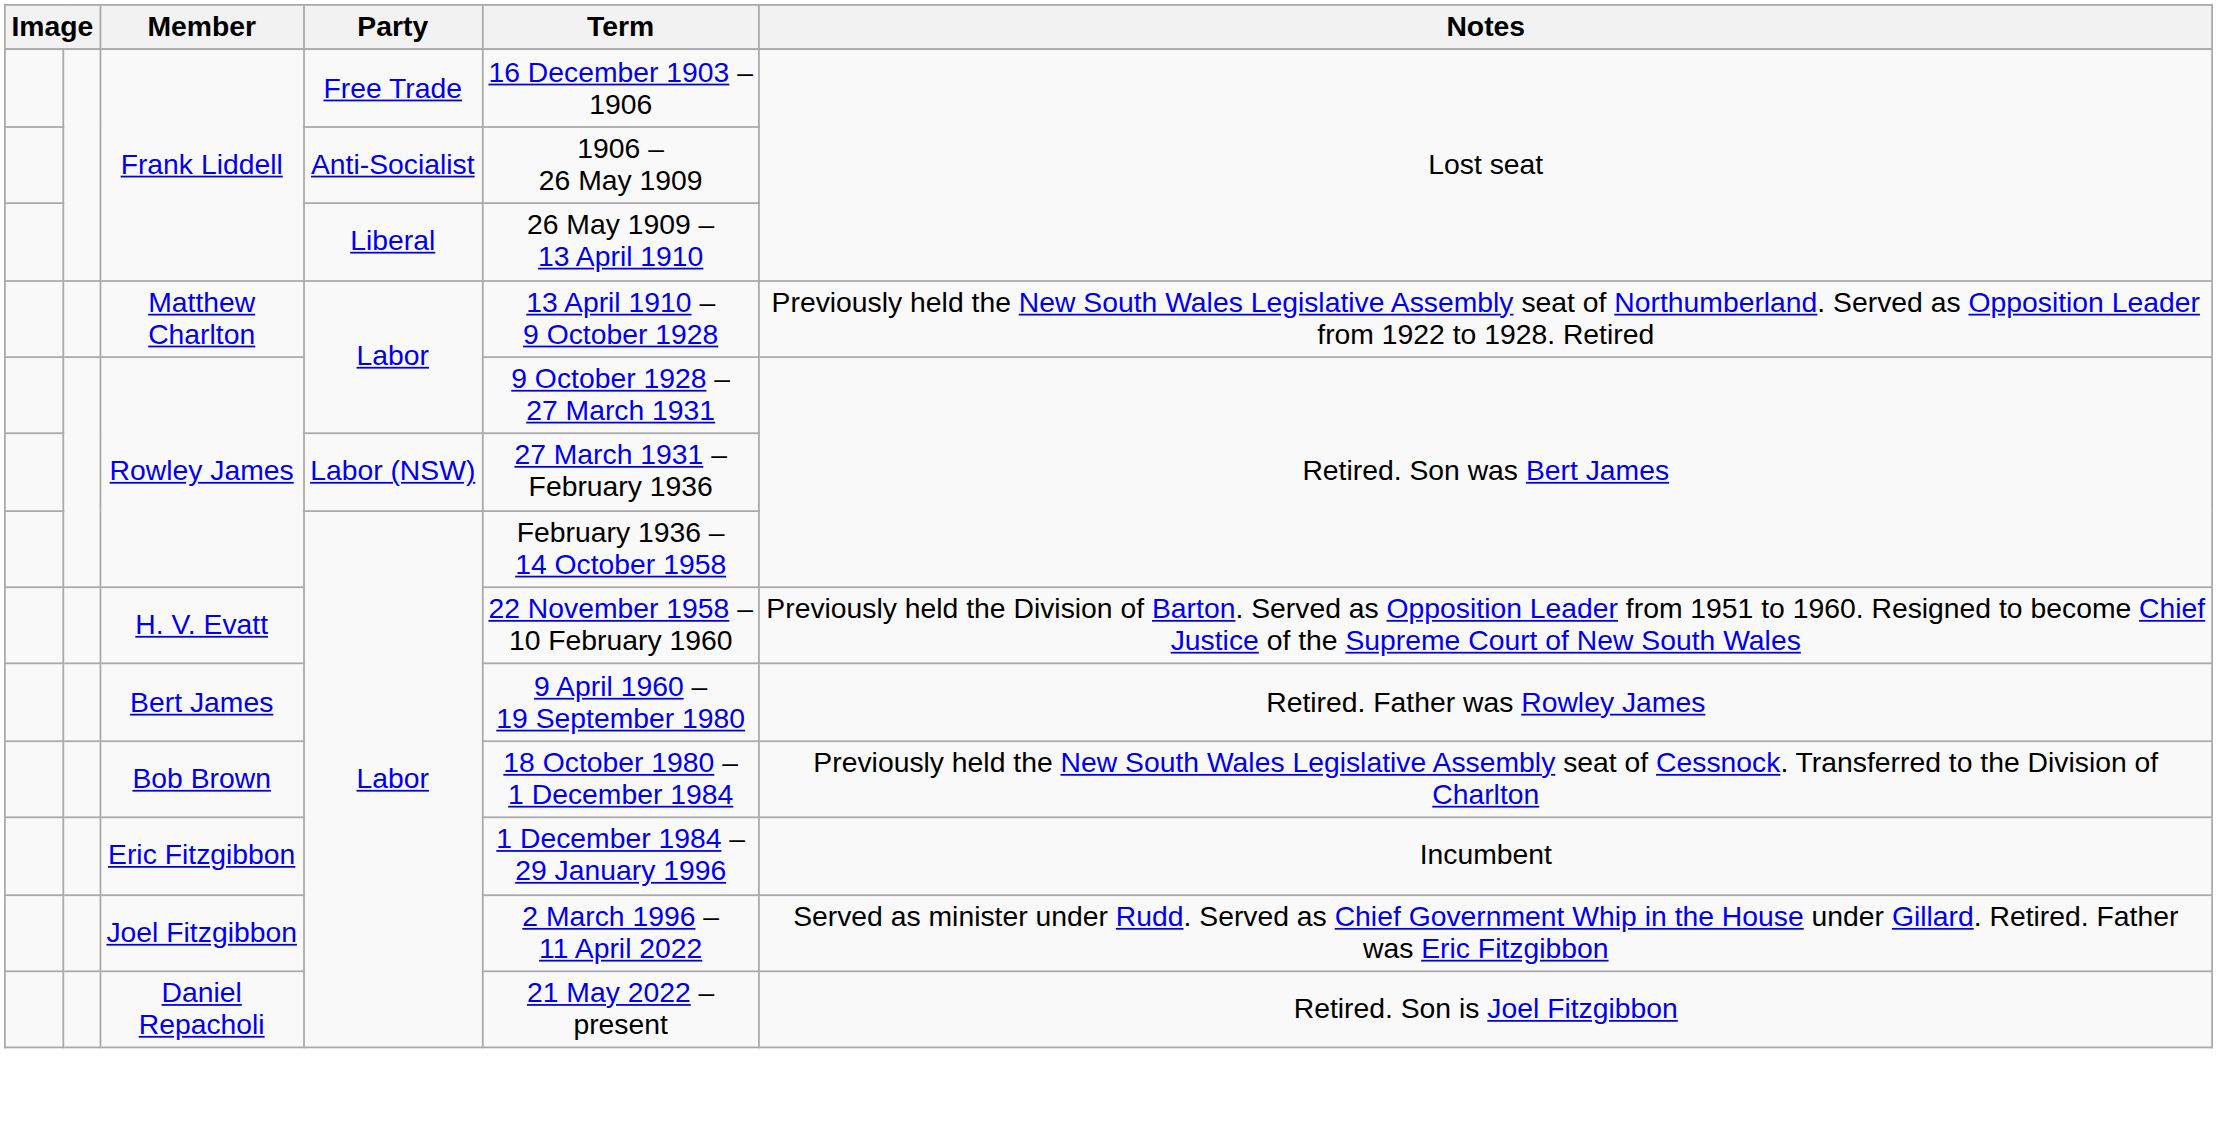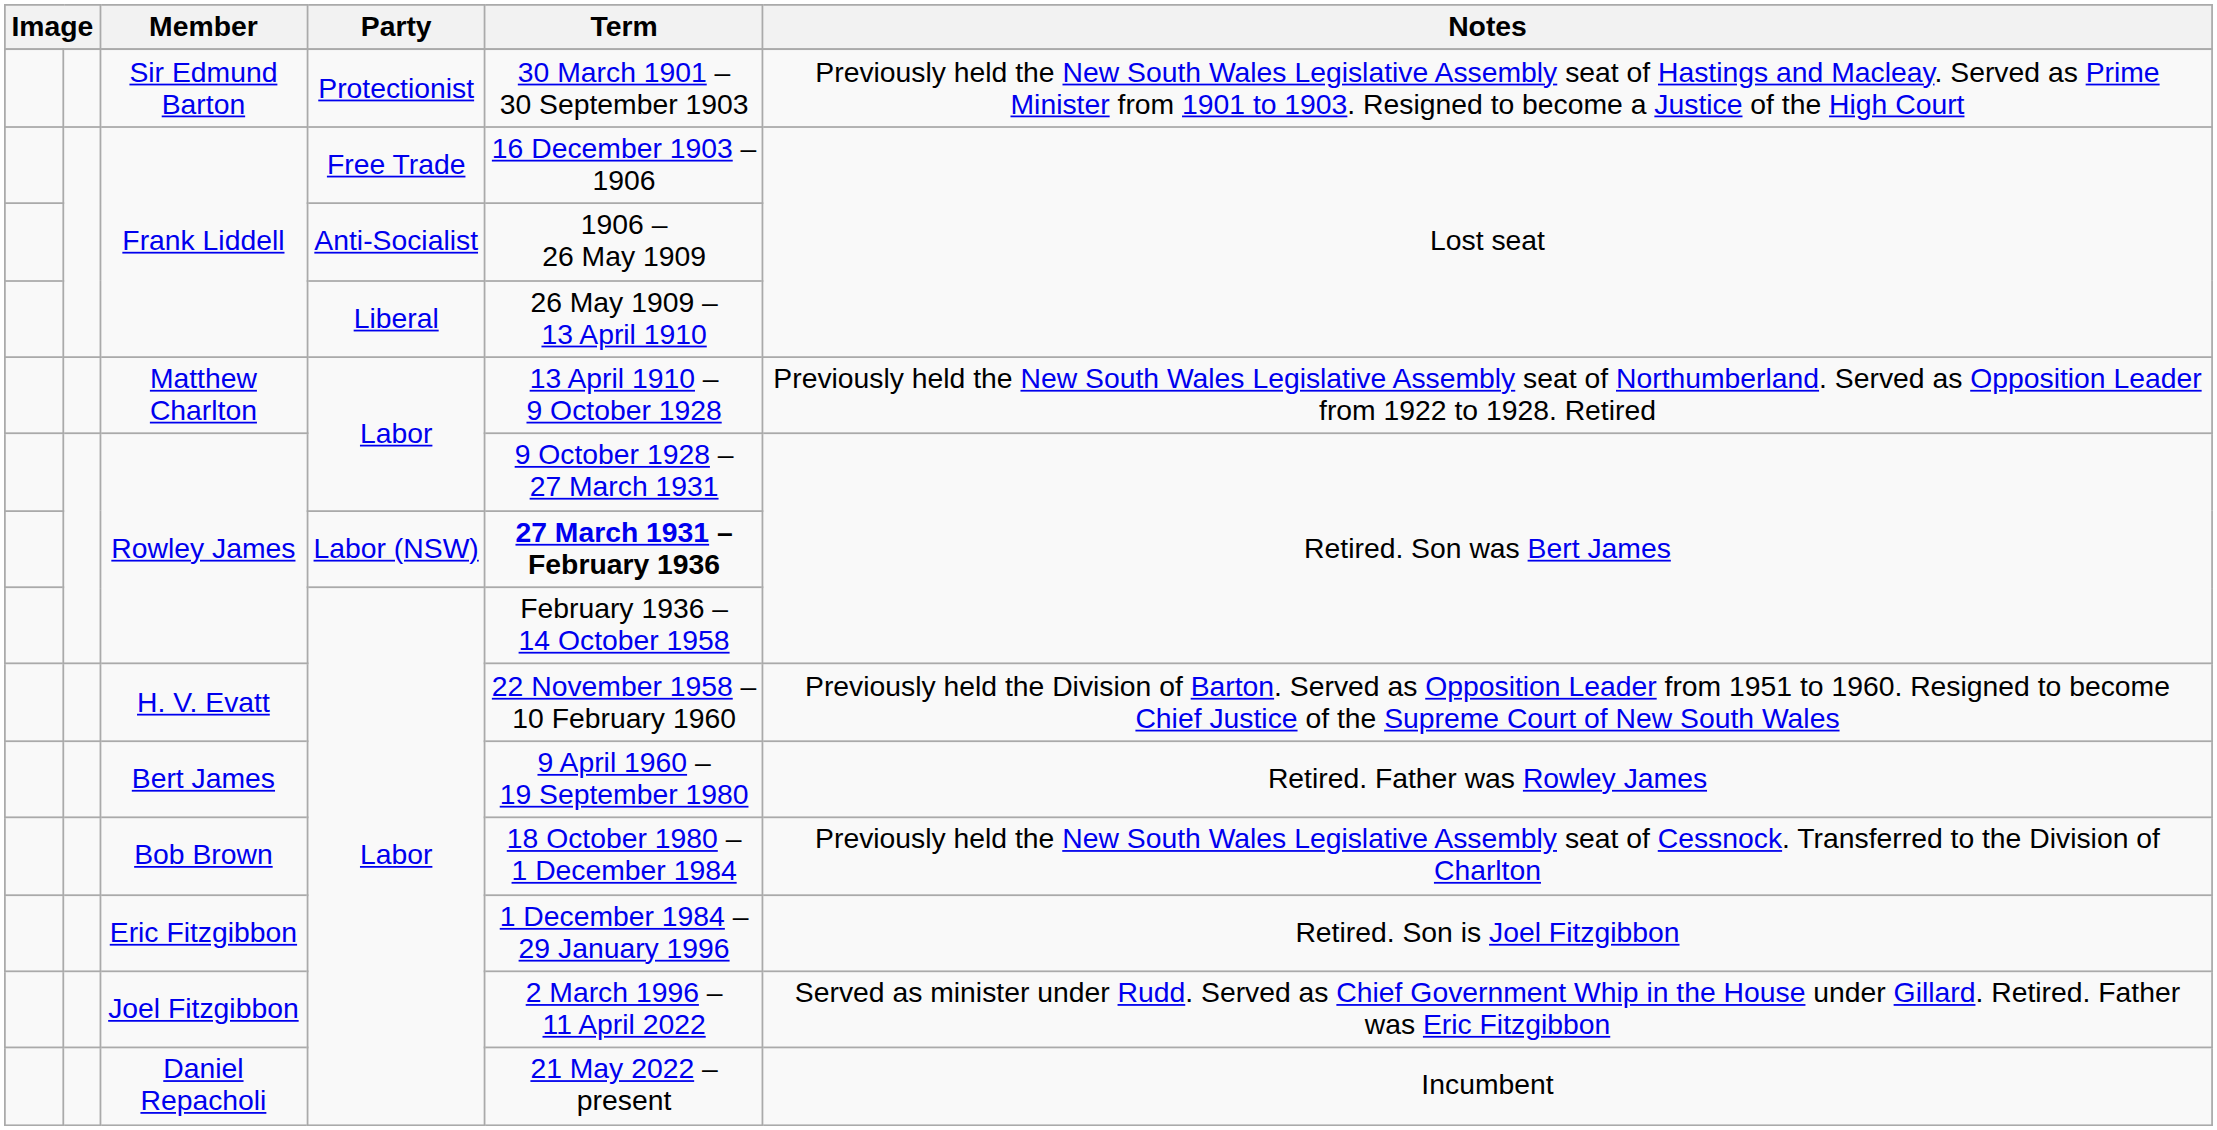+ row: (203, 87)
(621, 471) normal -> (624, 548) bold
(1486, 855) Incumbent -> (1487, 932) Retired. Son is Joel Fitzgibbon
(1486, 1009) Retired. Son is Joel Fitzgibbon -> (1487, 1085) Incumbent
